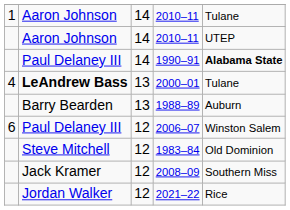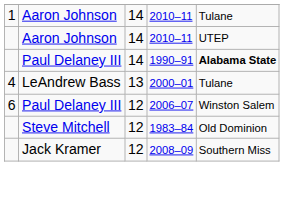(75, 82) bold -> (71, 82) normal
- row: (12, 105)
- row: (12, 194)
